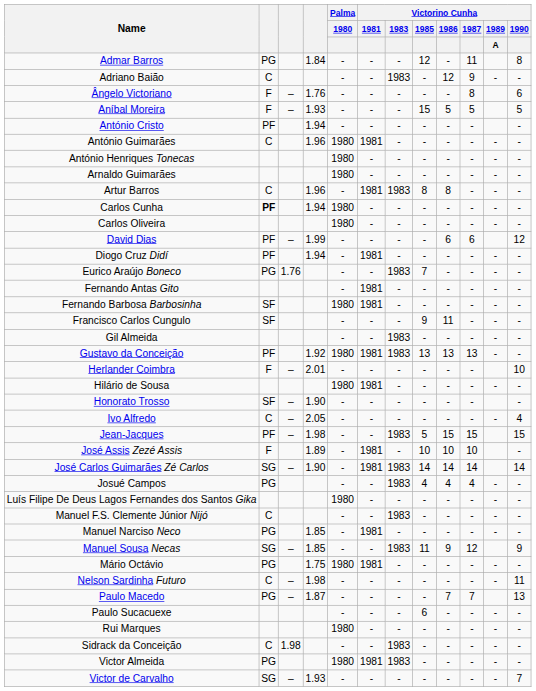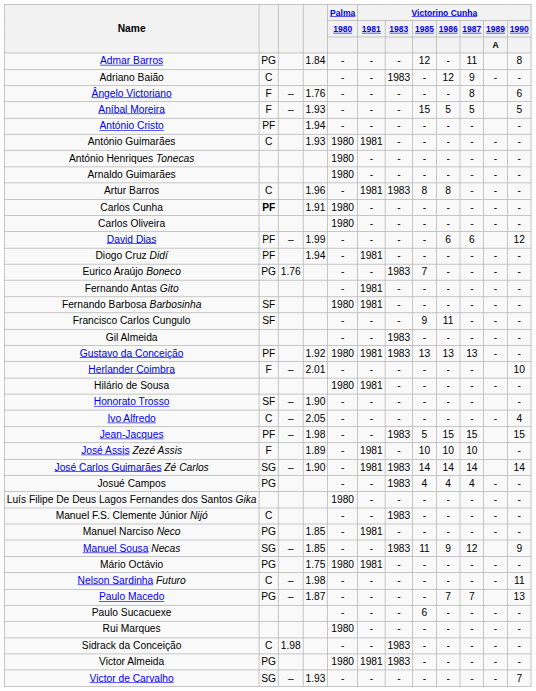(315, 142) 1.96 -> (315, 142) 1.93
(315, 207) 1.94 -> (315, 207) 1.91
